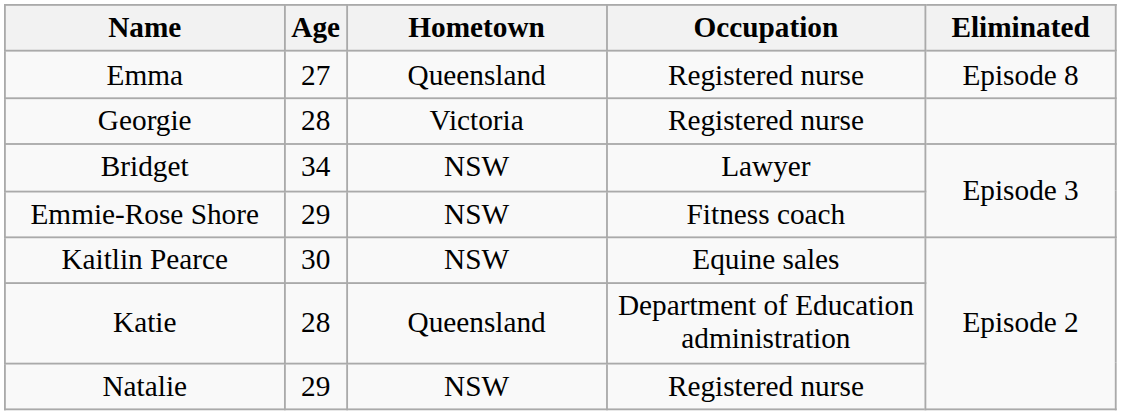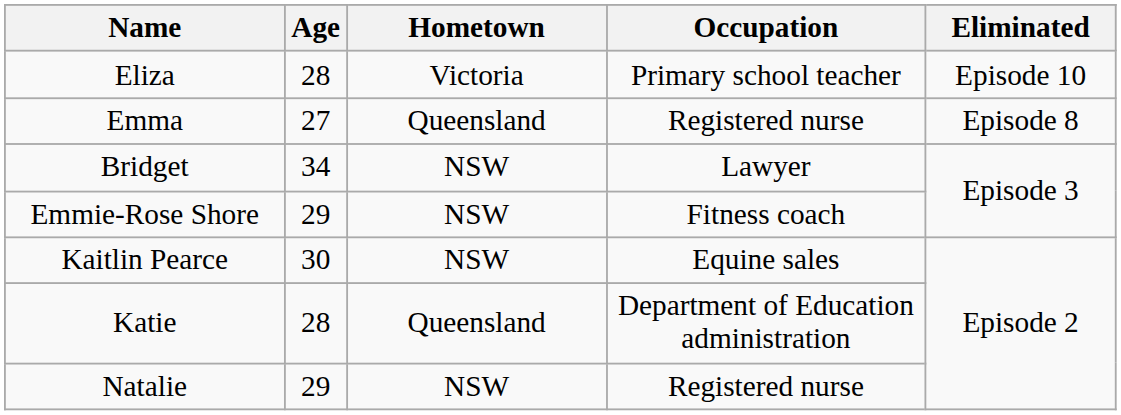+ row: (145, 74)
- row: (145, 120)
